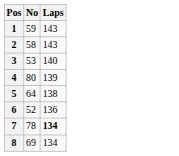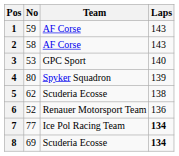+ column: (95, 12)
(31, 94) 64 -> (31, 94) 62
(31, 126) 78 -> (31, 126) 77
(50, 143) normal -> (159, 143) bold
